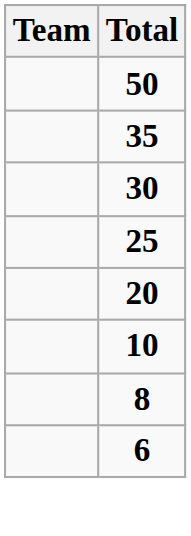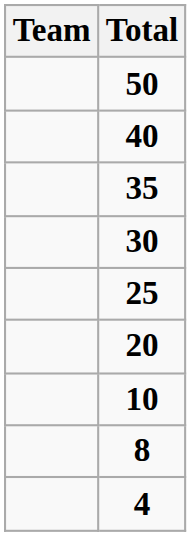+ row: (142, 135)
- row: (142, 450)
+ row: (142, 503)
